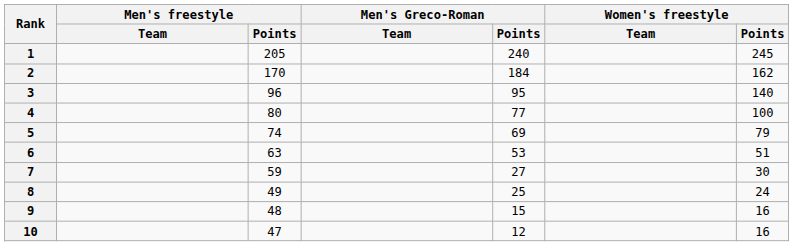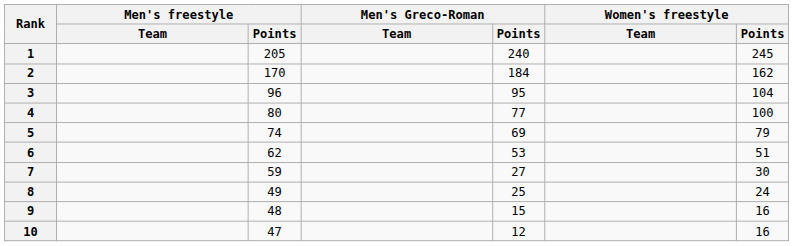(763, 93) 140 -> (763, 93) 104
(275, 152) 63 -> (275, 152) 62
